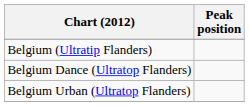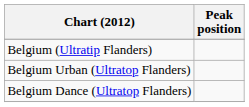rows swapped: (99, 70) <-> (99, 91)
